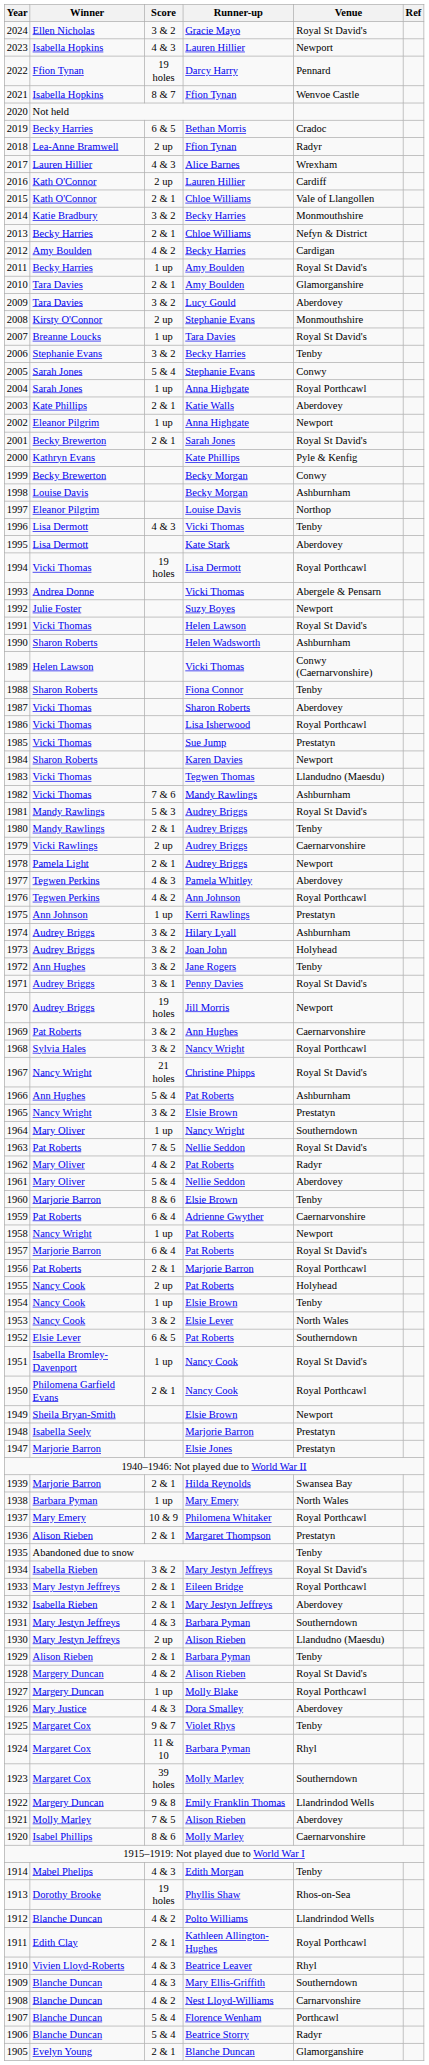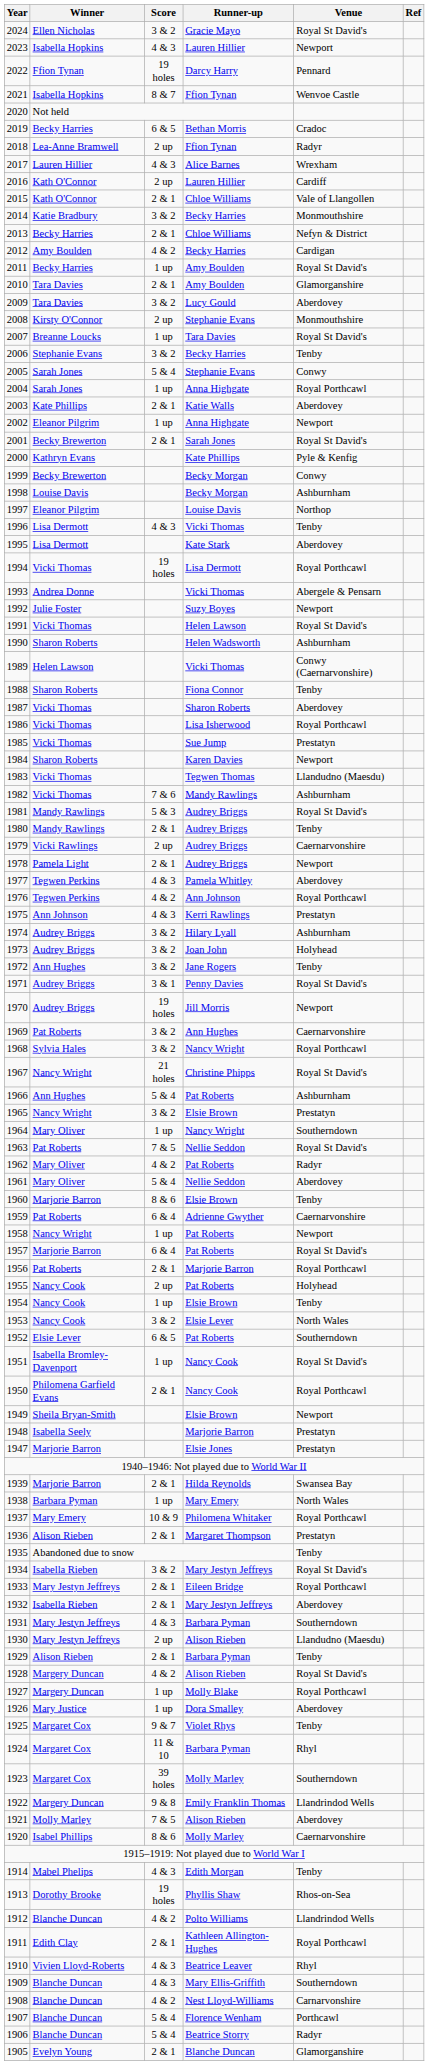(164, 915) 1 up -> (164, 915) 4 & 3
(164, 1708) 4 & 3 -> (164, 1708) 1 up
